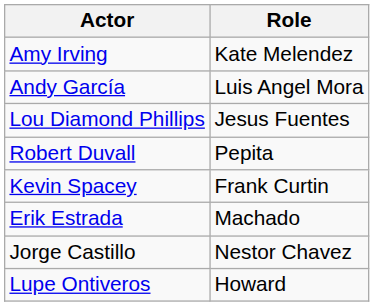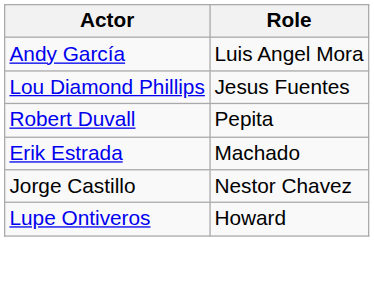- row: (59, 53)
- row: (73, 185)
